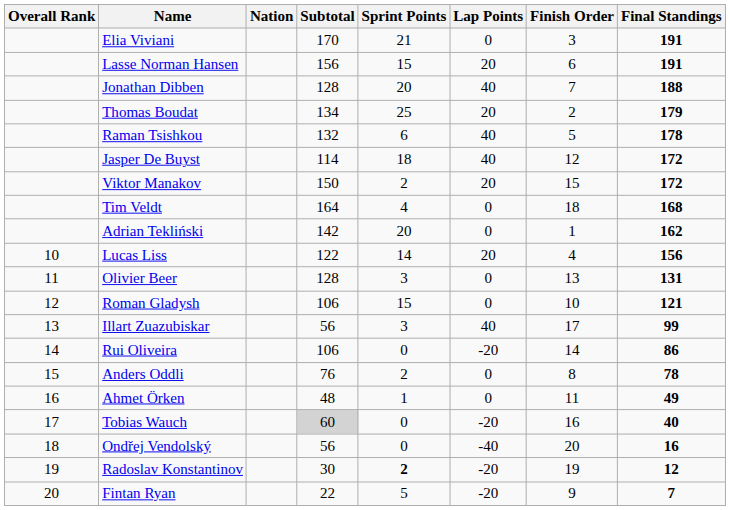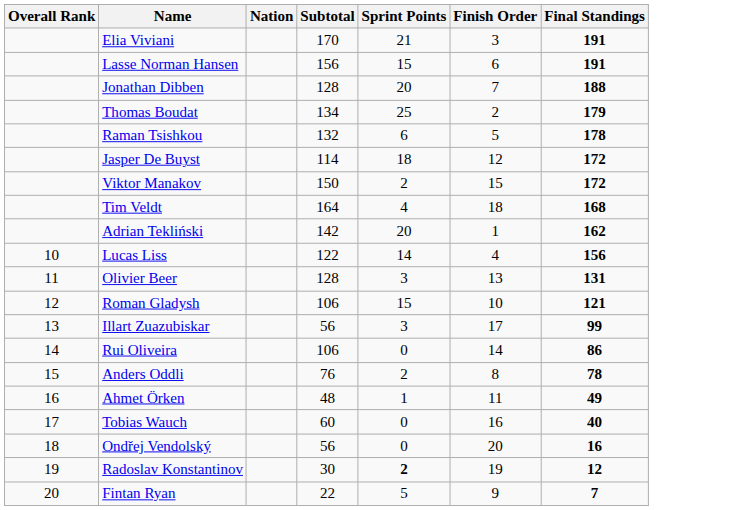- column: (488, 16)
(327, 421) lightgrey background -> (327, 421) no background
